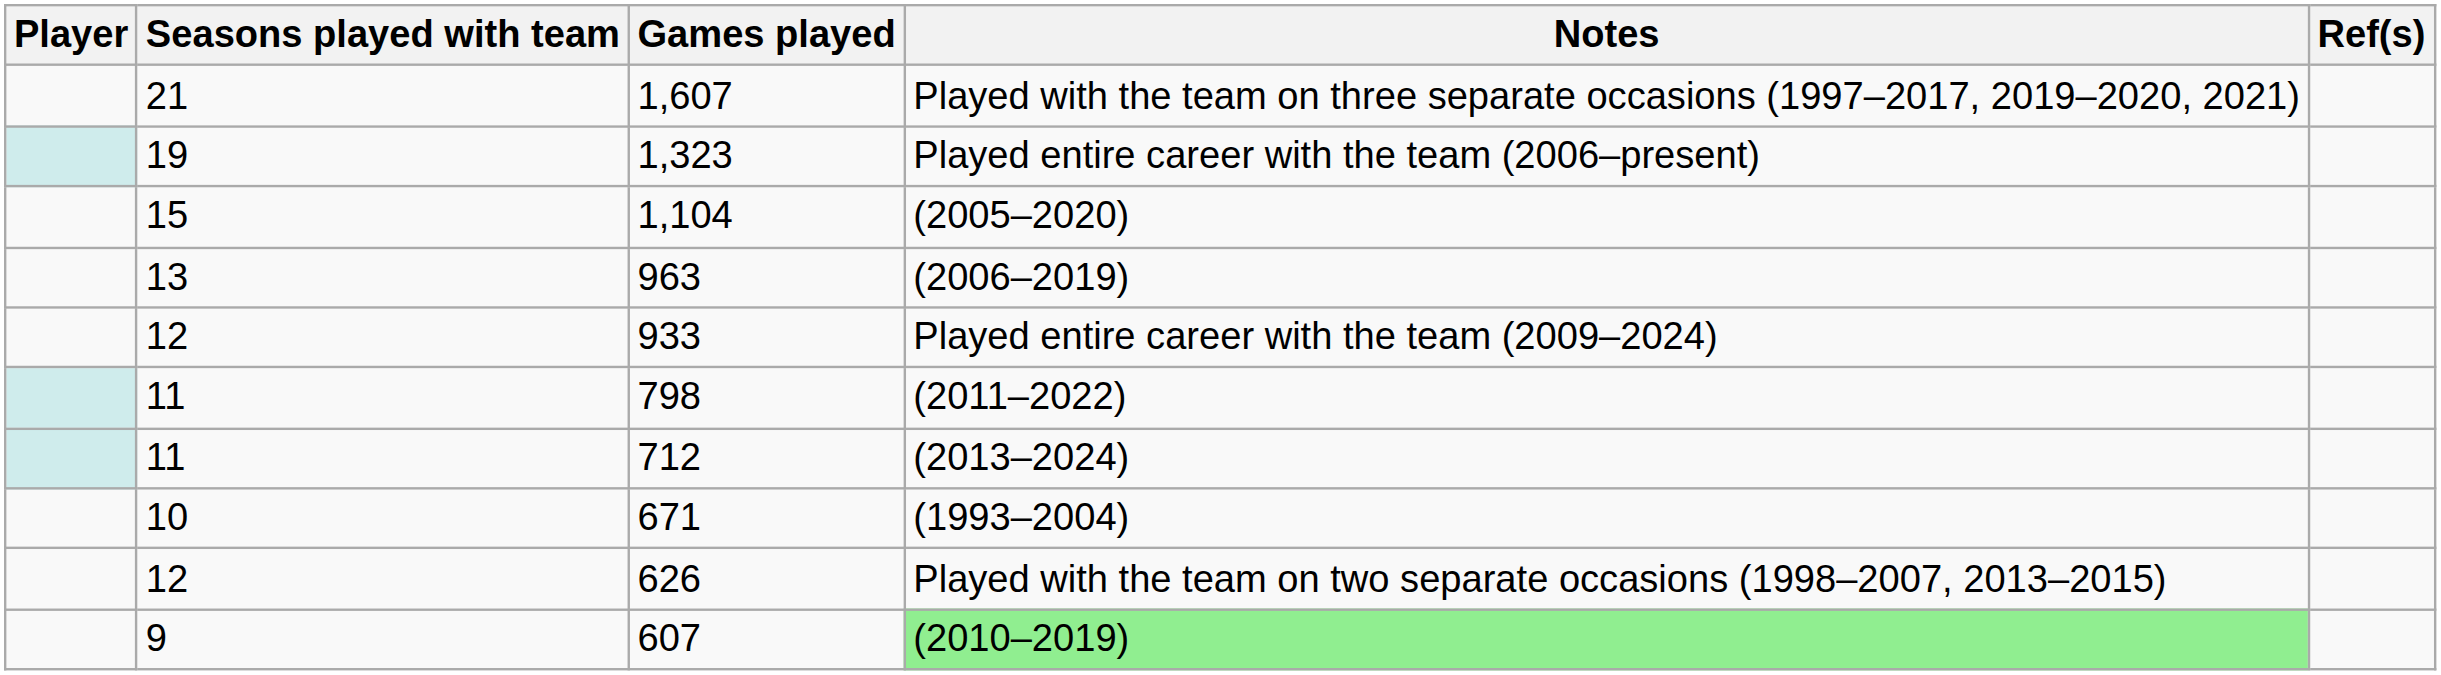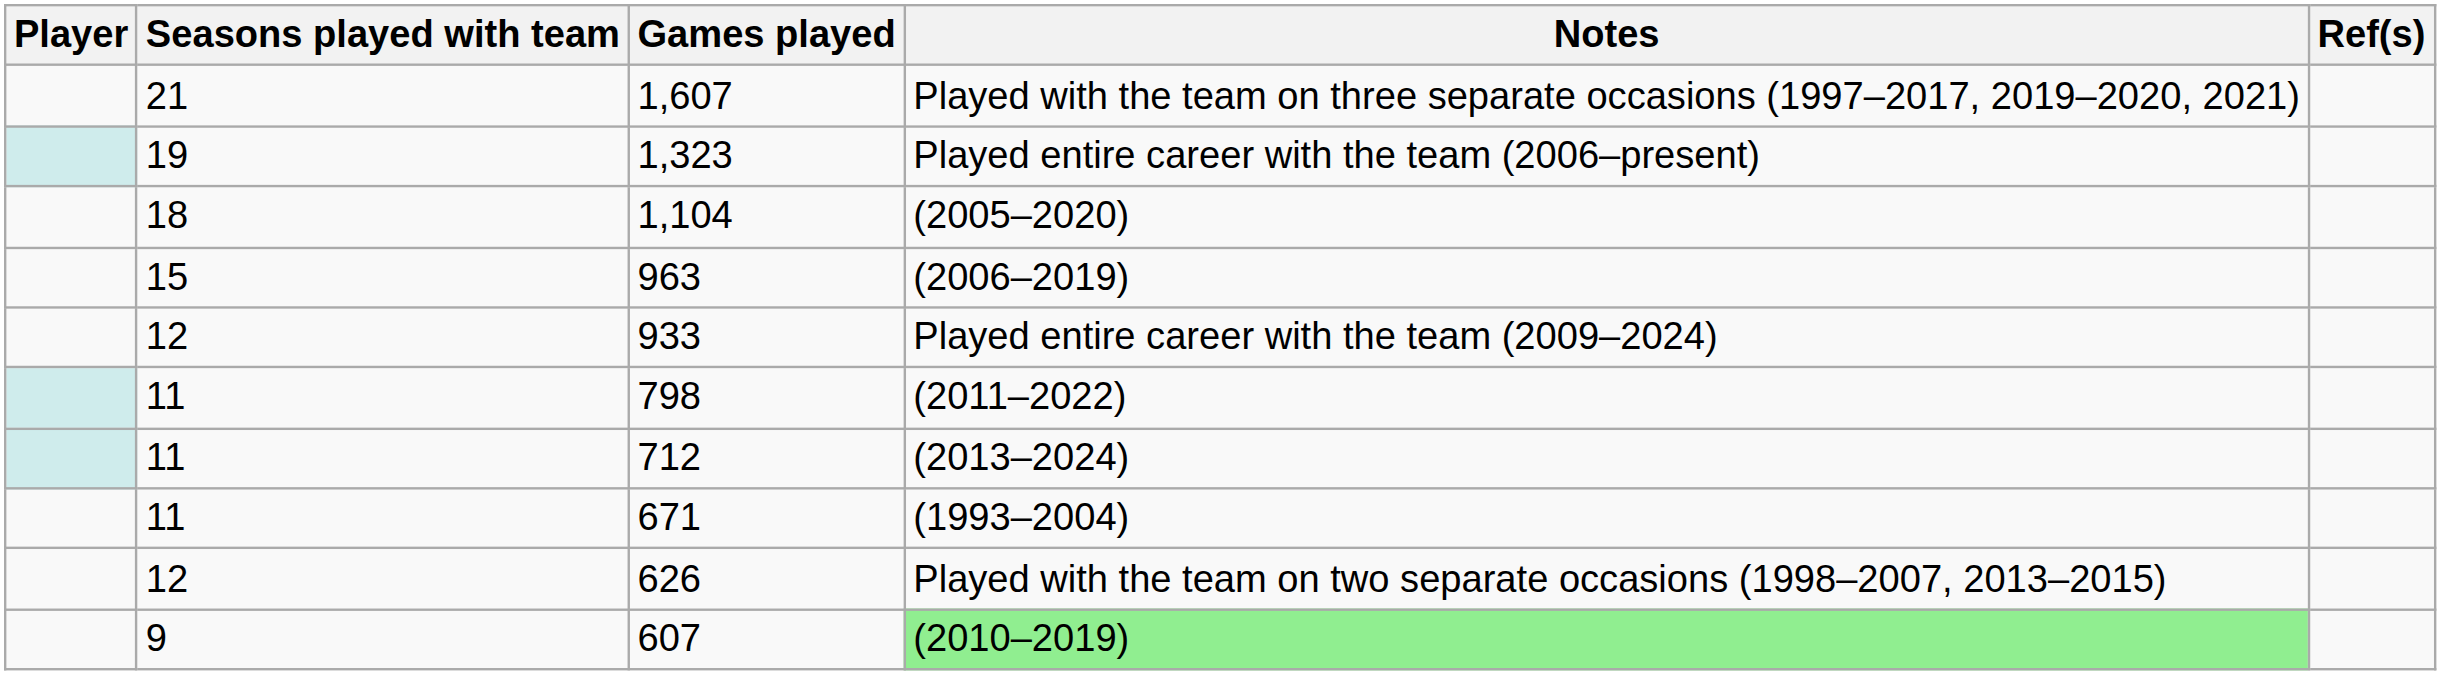(167, 215) 15 -> (167, 215) 18
(167, 276) 13 -> (167, 276) 15
(167, 517) 10 -> (166, 517) 11
